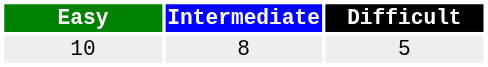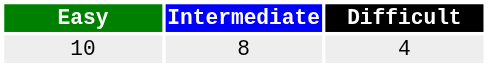(404, 49) 5 -> (404, 49) 4
